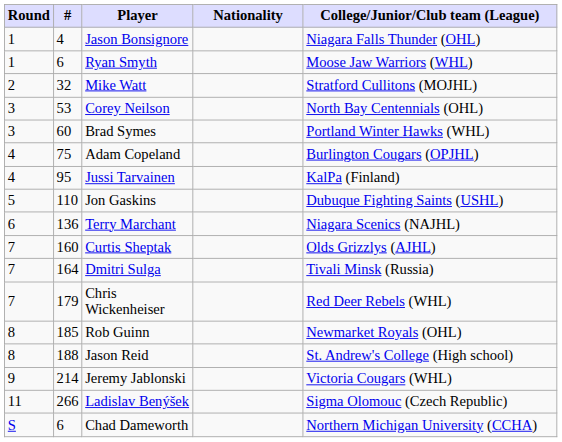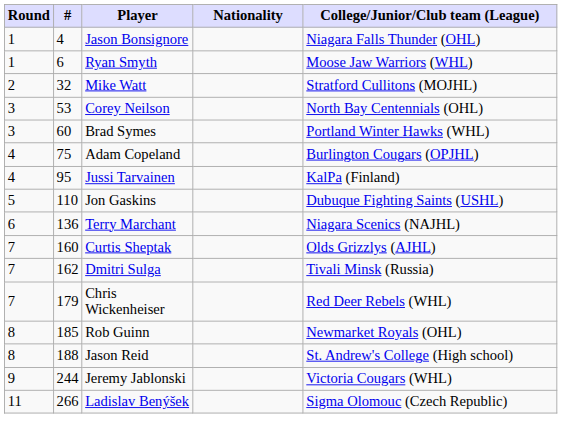(68, 270) 164 -> (68, 270) 162
(68, 378) 214 -> (68, 378) 244
- row: (137, 424)
